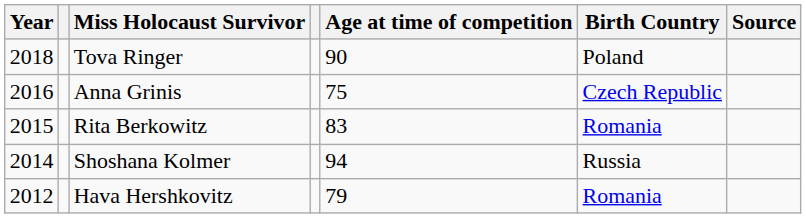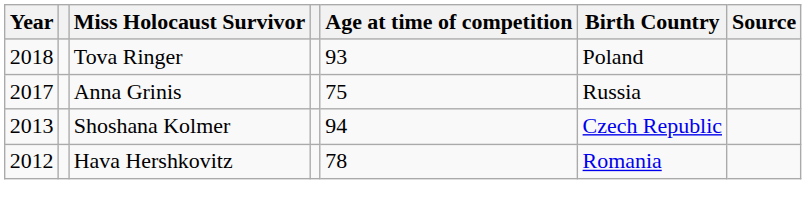(336, 56) 90 -> (336, 56) 93
(32, 91) 2016 -> (32, 91) 2017
(652, 91) Czech Republic -> (612, 91) Russia
- row: (140, 126)
(32, 160) 2014 -> (32, 126) 2013
(612, 160) Russia -> (652, 126) Czech Republic
(336, 195) 79 -> (336, 160) 78
